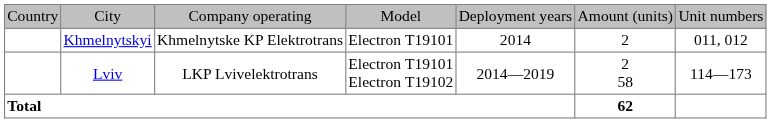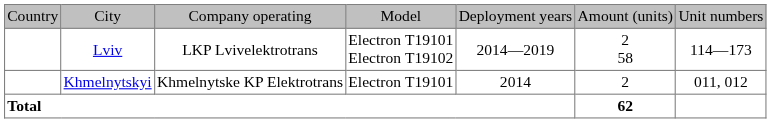rows swapped: (108, 73) <-> (108, 40)
